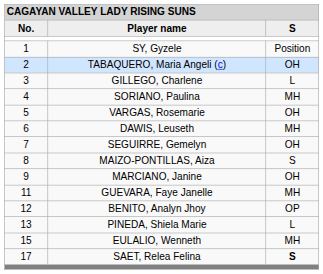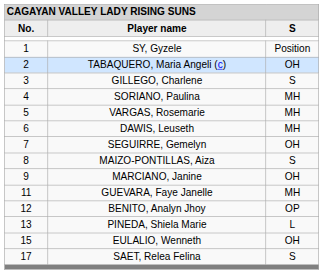(292, 81) L -> (292, 81) S
(292, 113) OH -> (292, 113) MH
(292, 240) MH -> (292, 240) OH
(292, 256) bold -> (292, 256) normal
